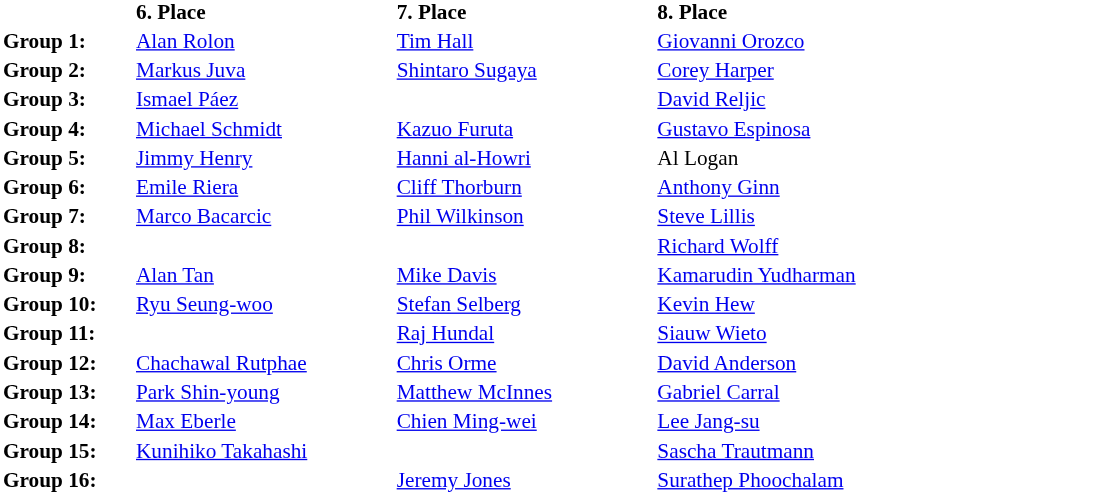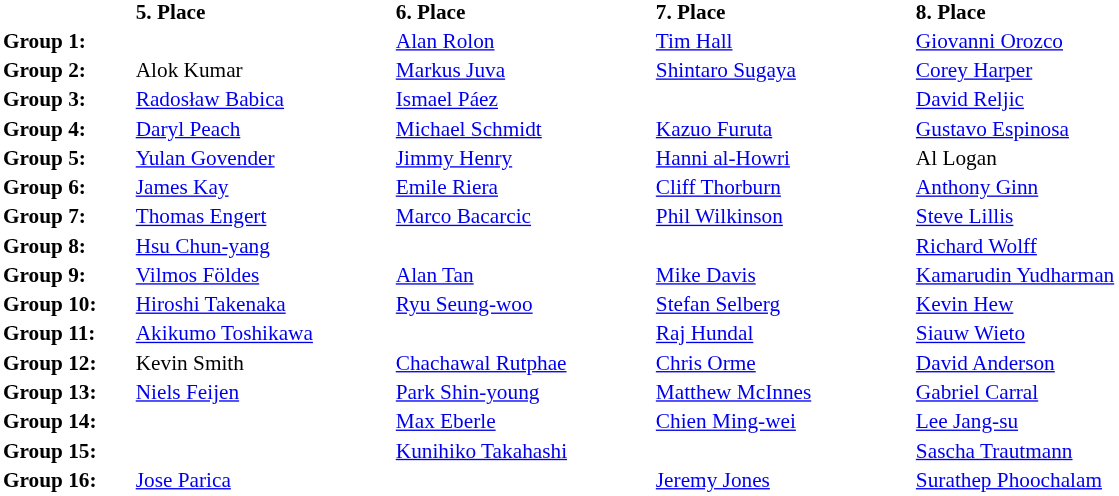+ column: (171, 11)
